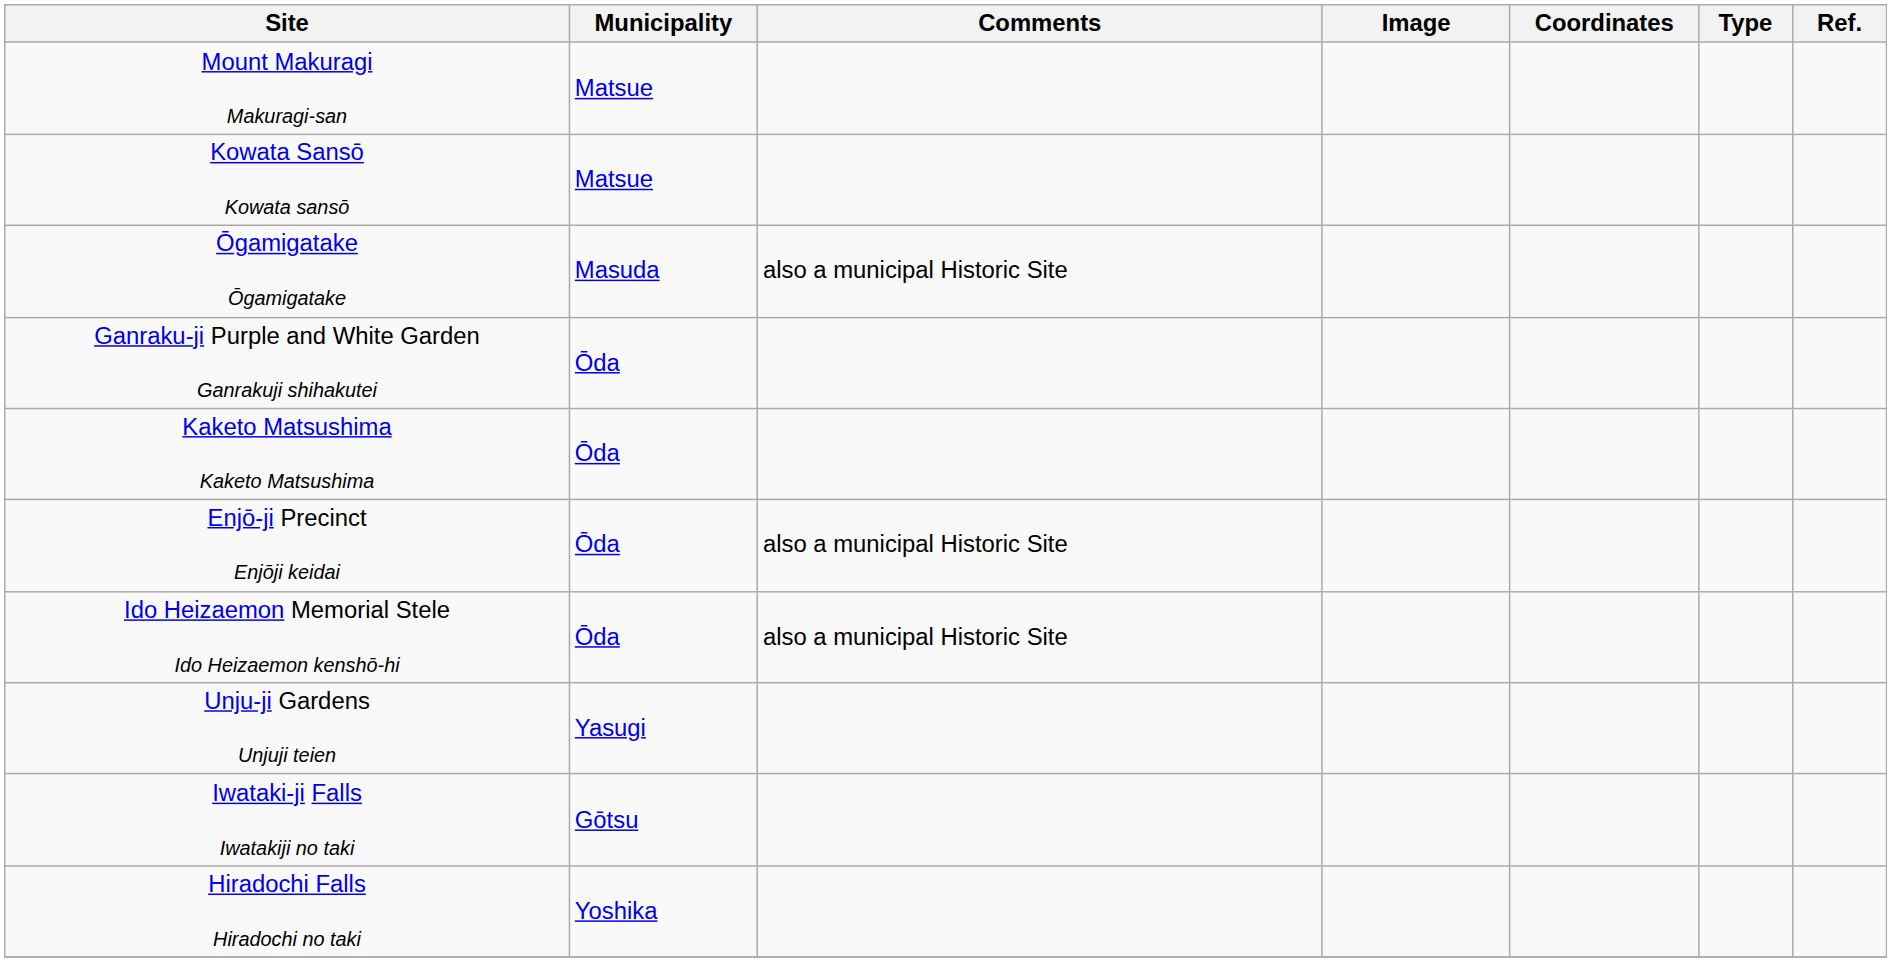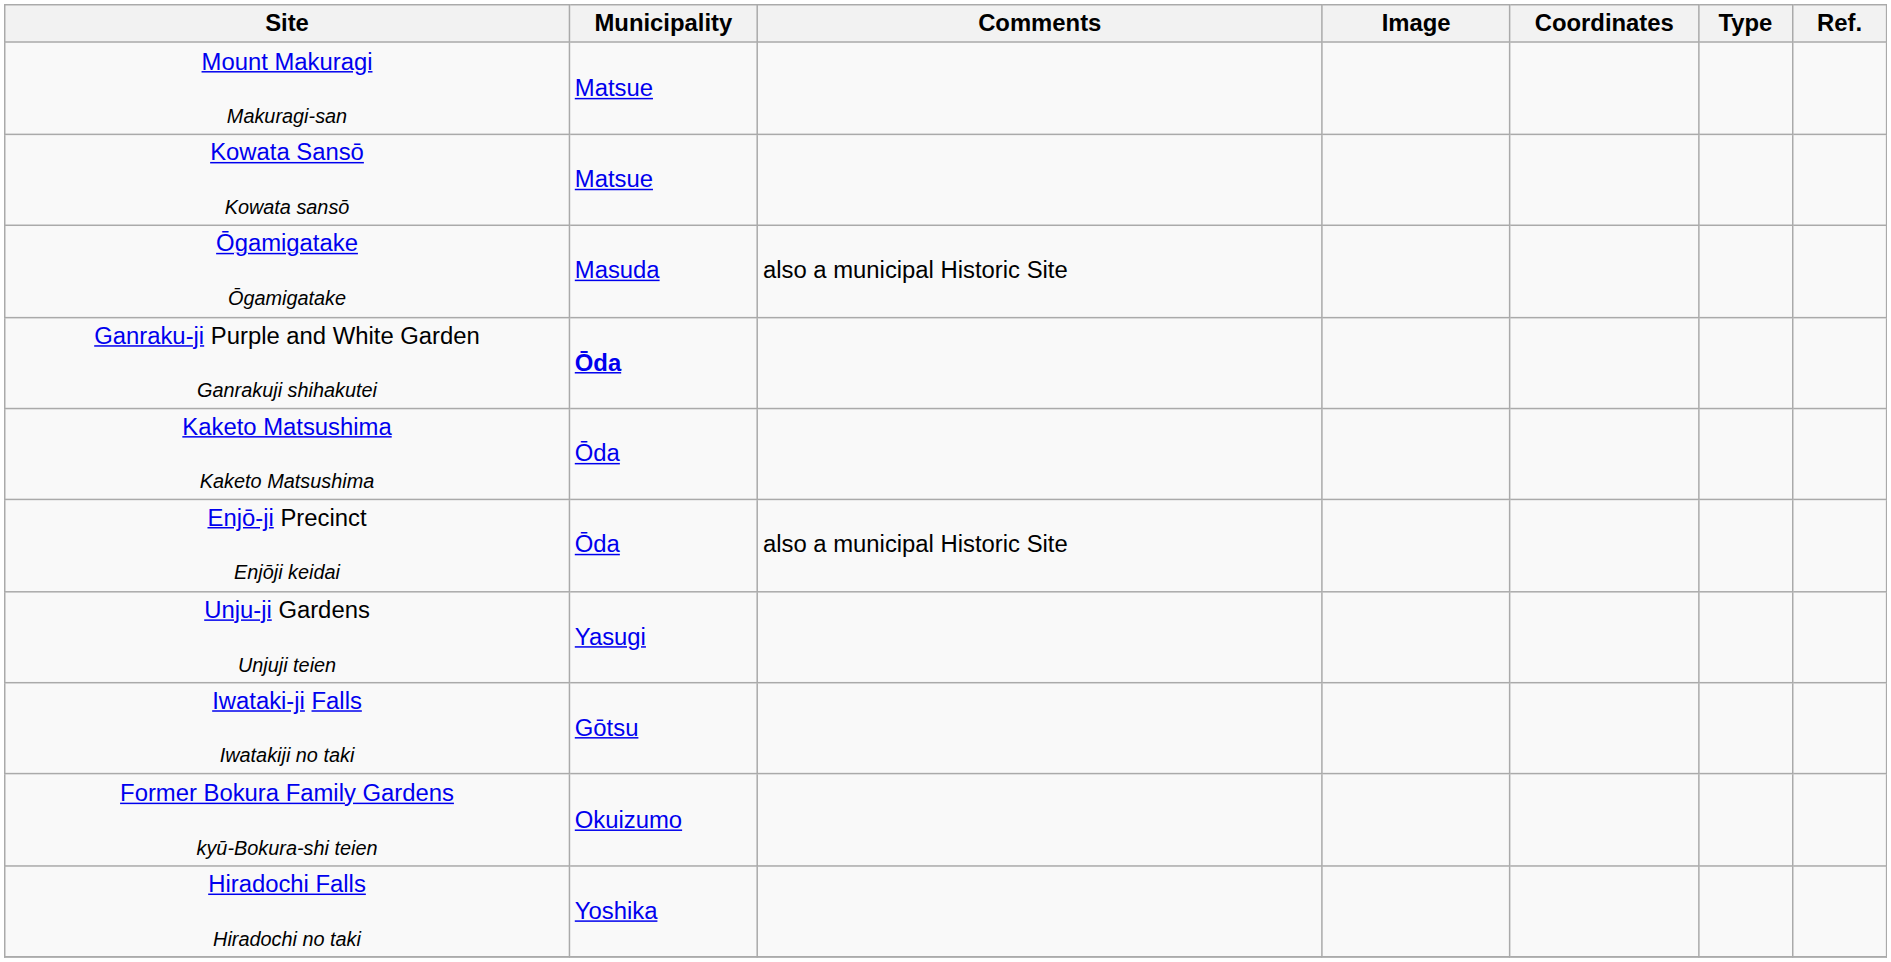(597, 362) normal -> (598, 362) bold
- row: (287, 636)
+ row: (287, 819)
